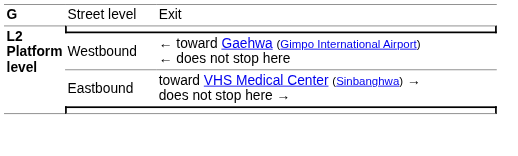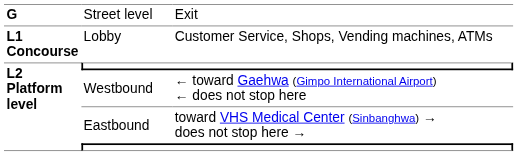+ row: (102, 36)
